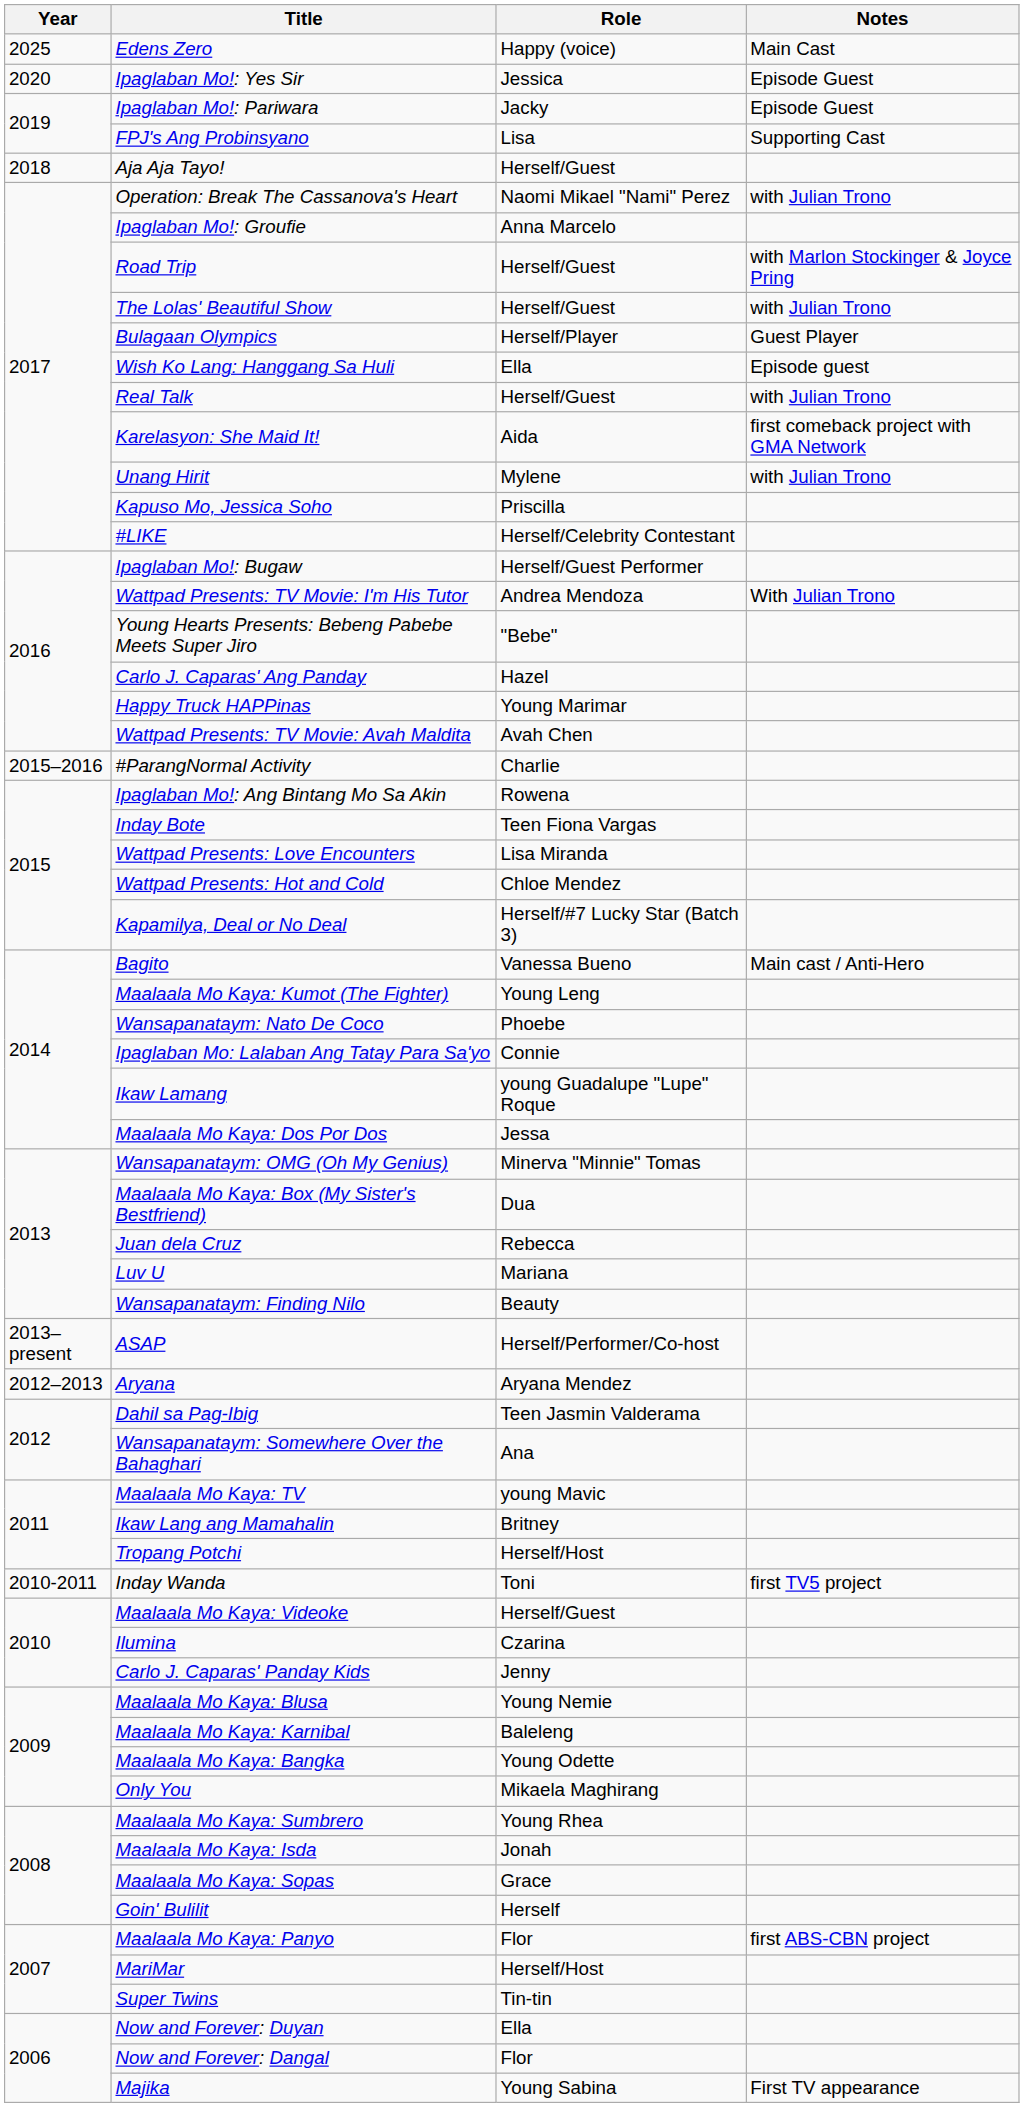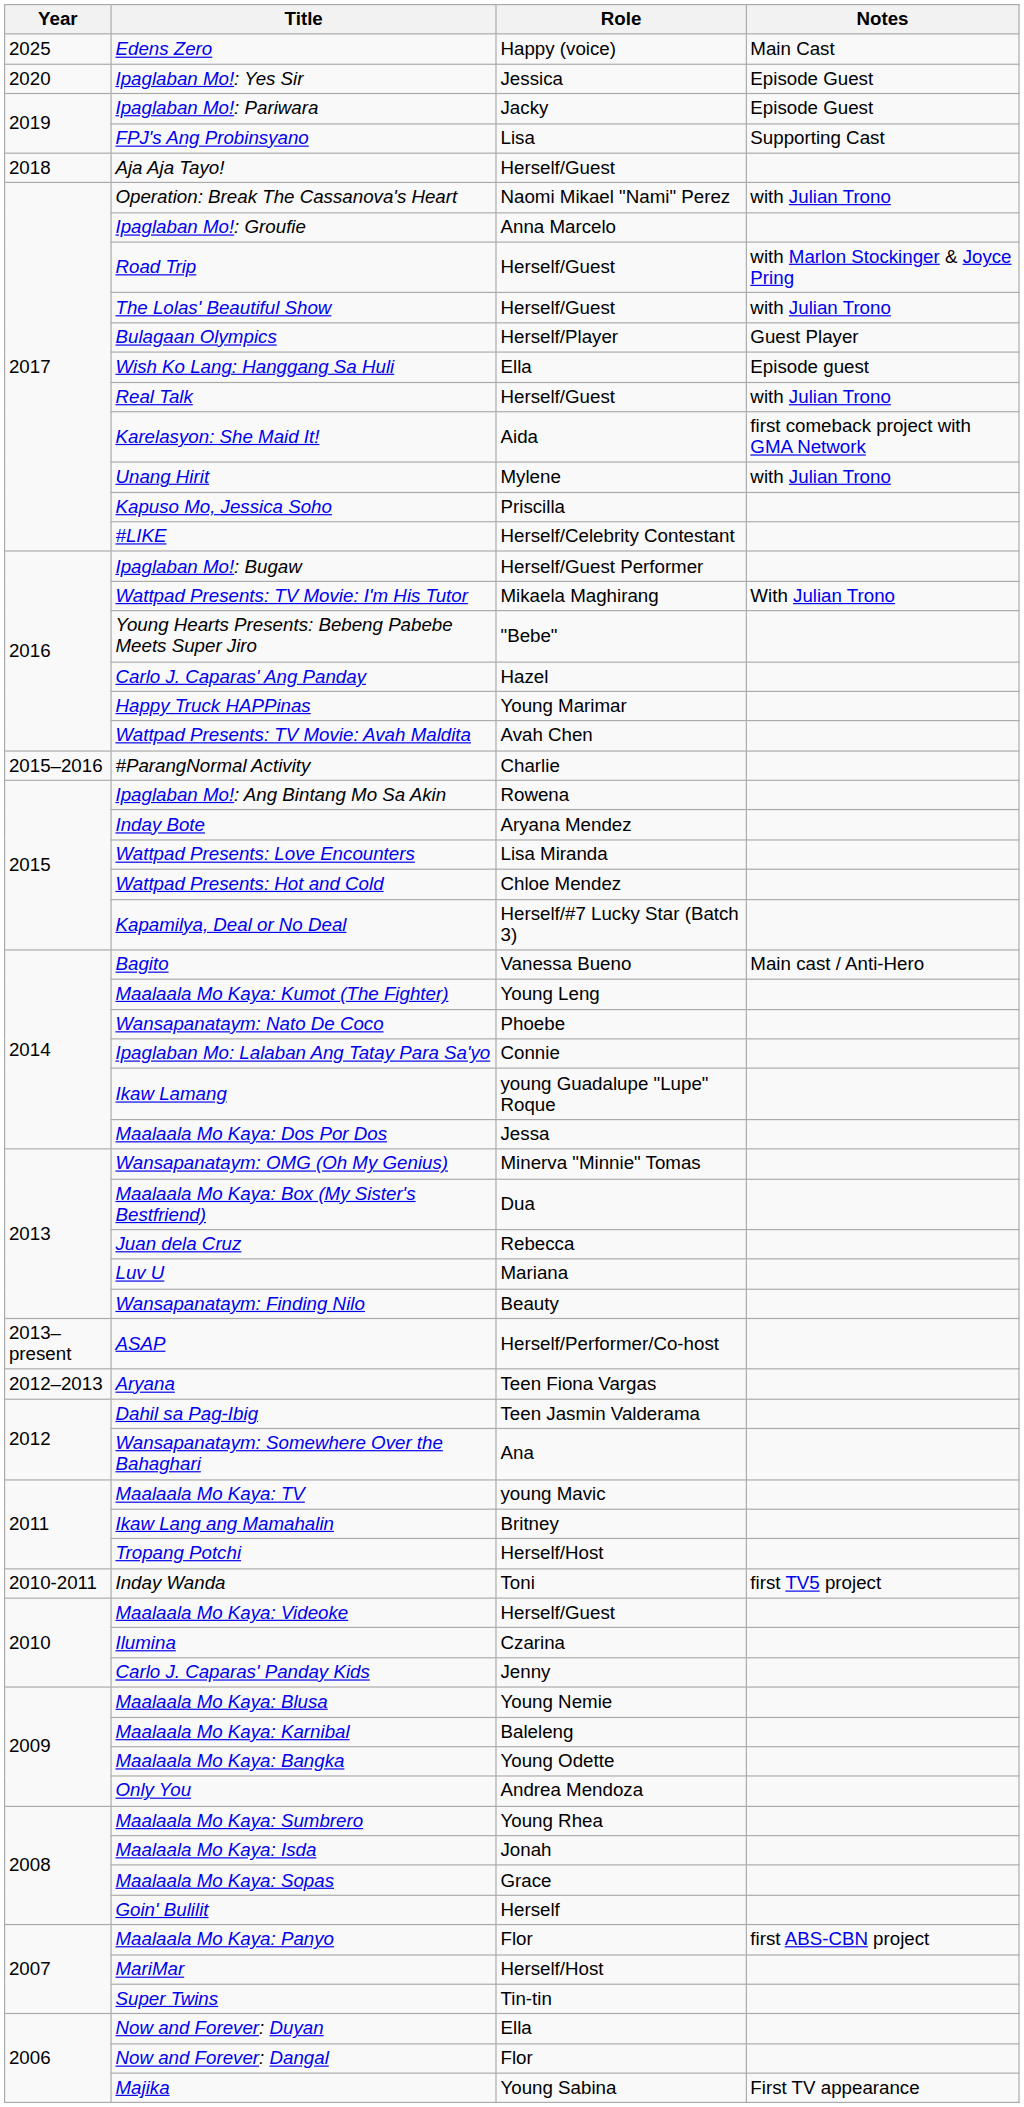(572, 595) Andrea Mendoza -> (580, 595) Mikaela Maghirang
(578, 824) Teen Fiona Vargas -> (566, 824) Aryana Mendez
(566, 1384) Aryana Mendez -> (578, 1384) Teen Fiona Vargas
(580, 1791) Mikaela Maghirang -> (572, 1791) Andrea Mendoza
